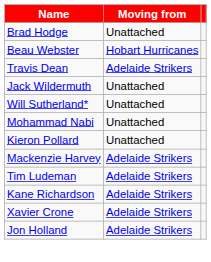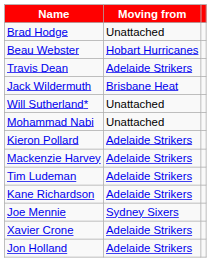(135, 86) Unattached -> (142, 86) Brisbane Heat
(135, 140) Unattached -> (149, 140) Adelaide Strikers
+ row: (36, 212)
